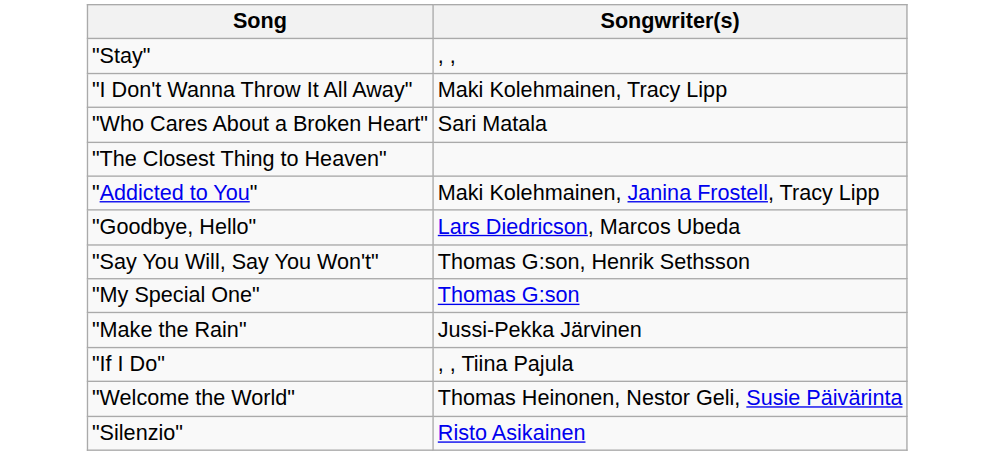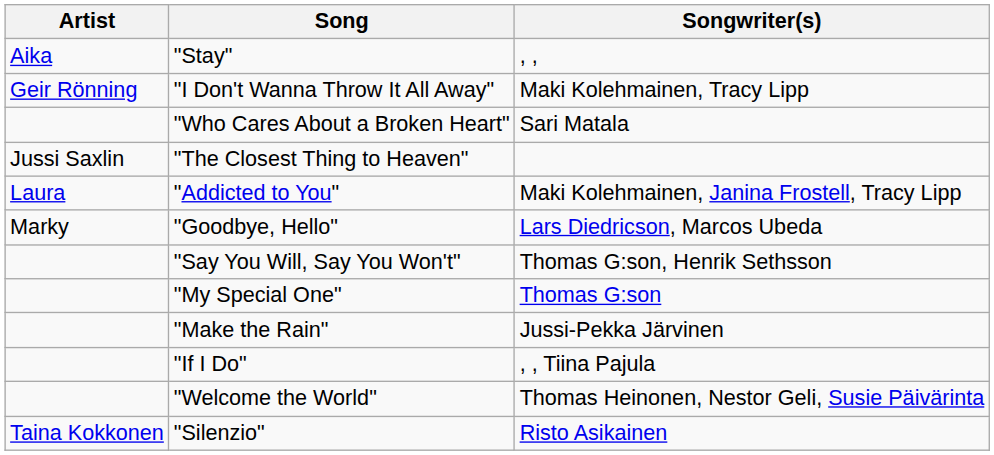+ column: (87, 21)
